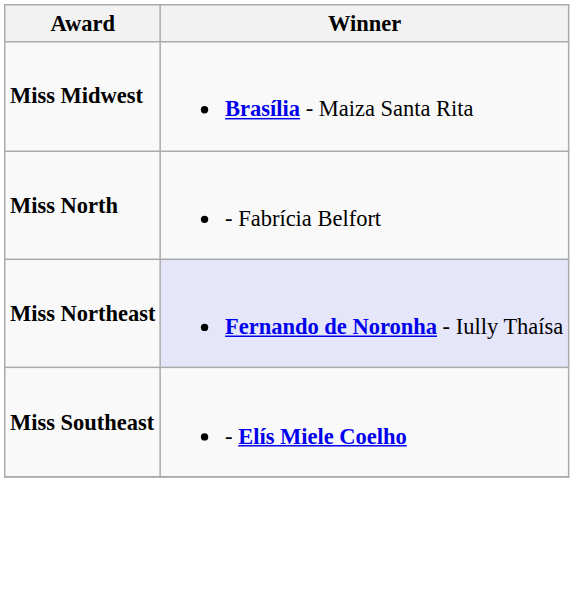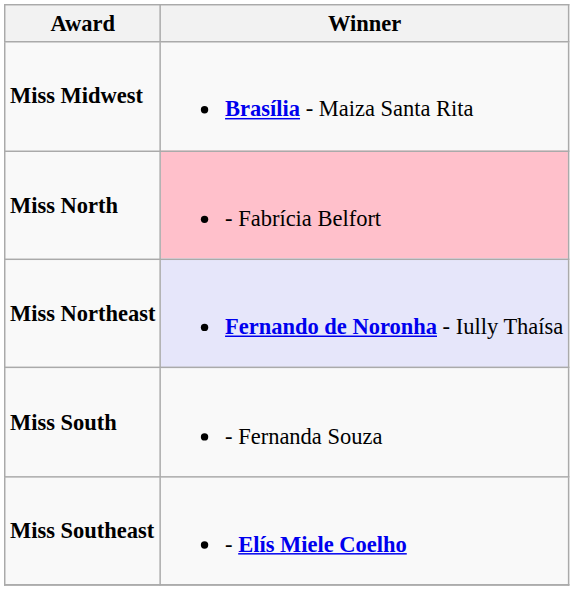(365, 218) no background -> (365, 218) pink background
+ row: (63, 422)
